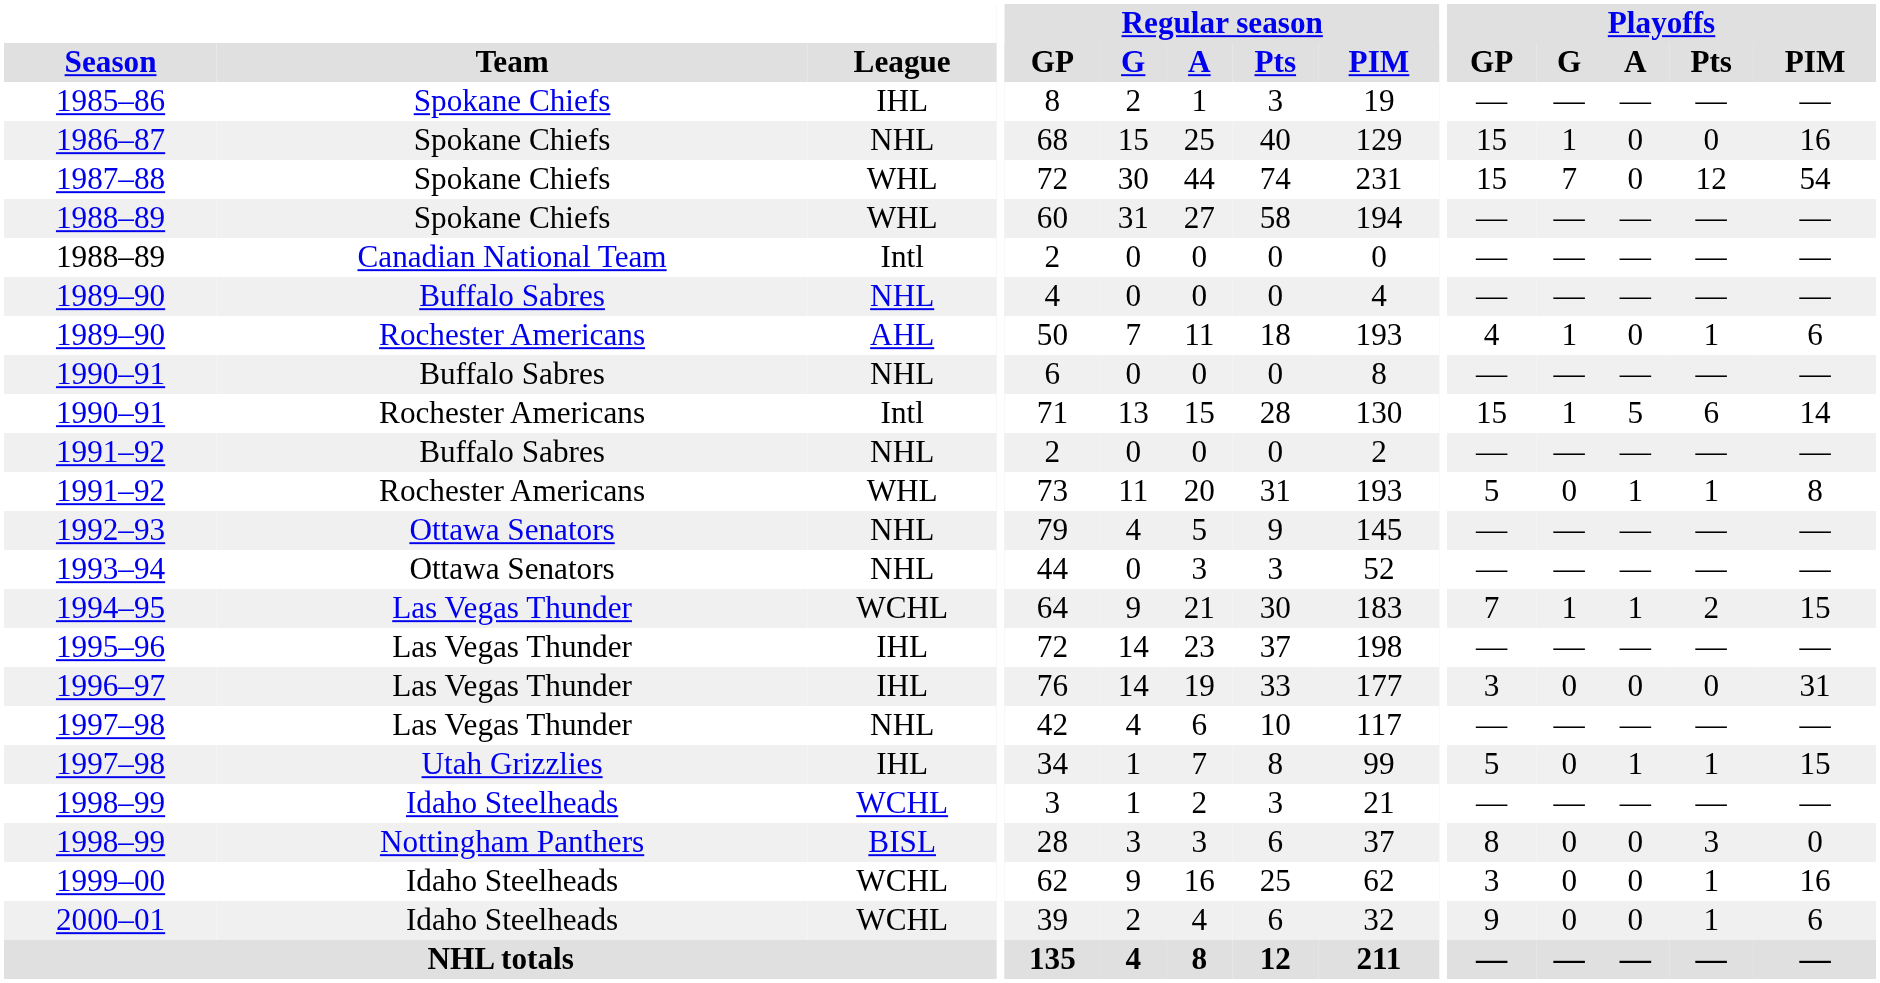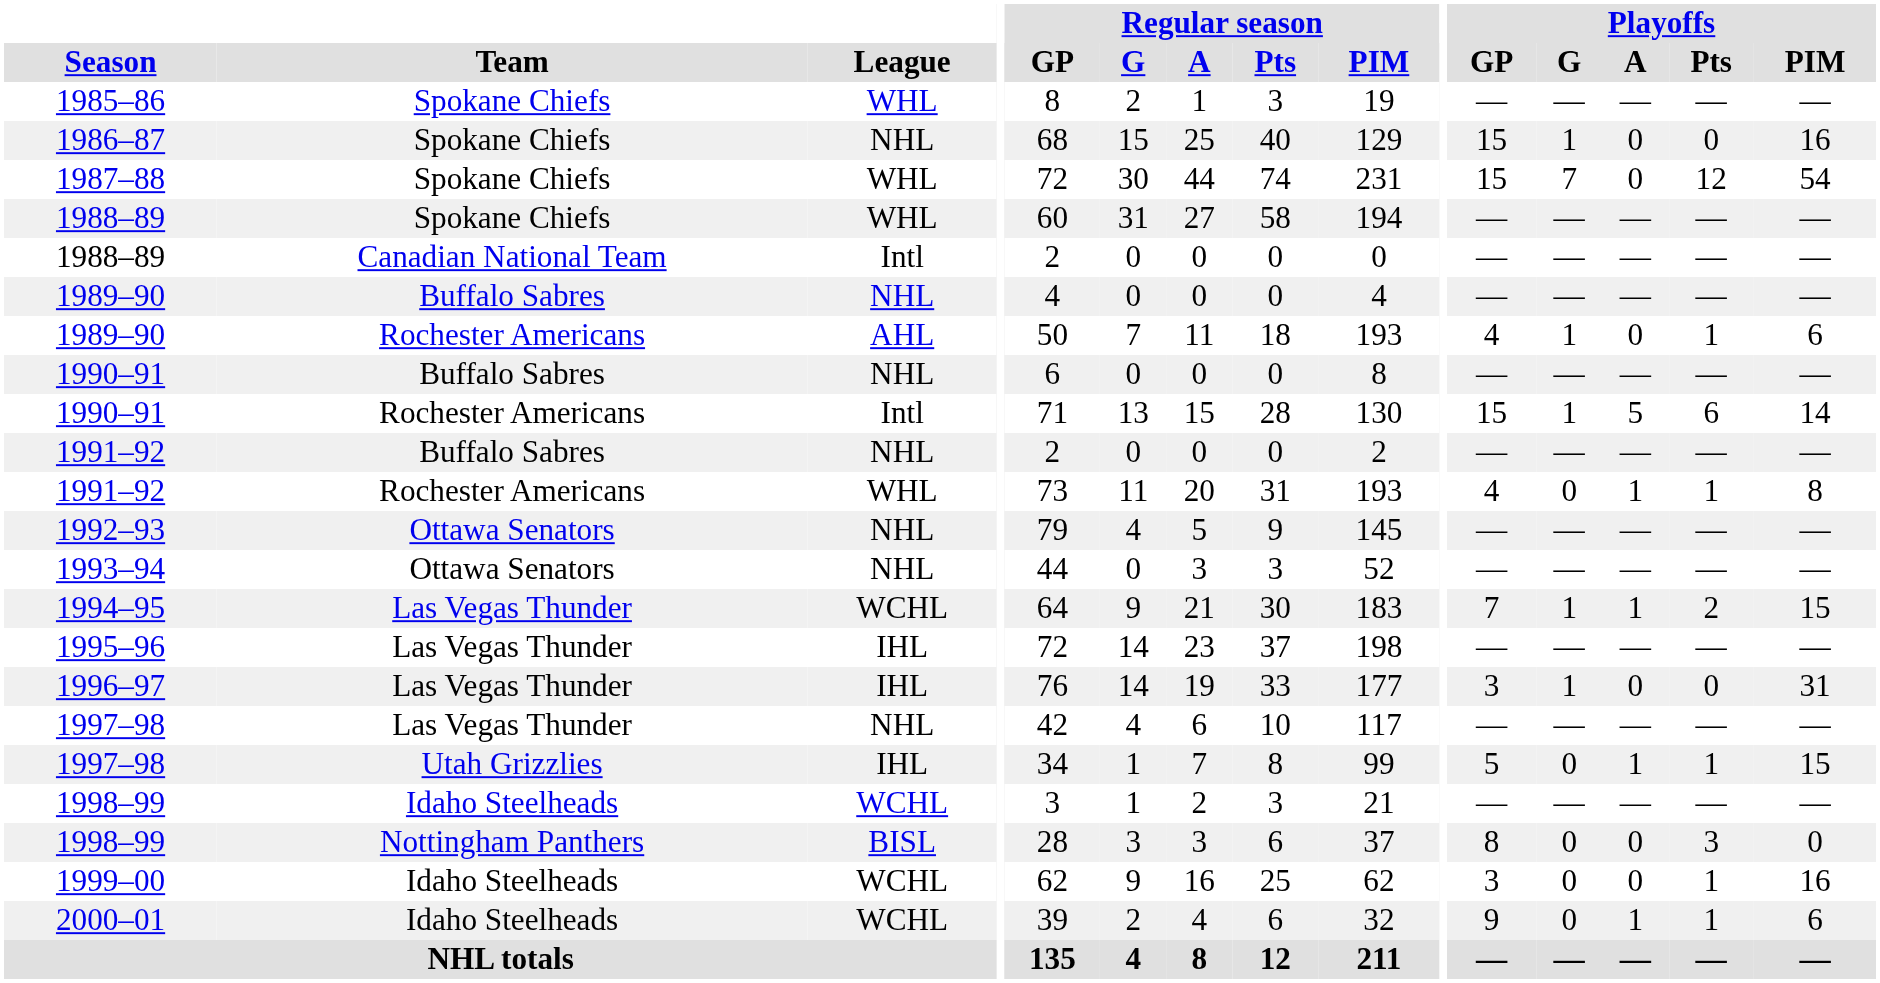(902, 101) IHL -> (902, 101) WHL
(1492, 491) 5 -> (1492, 491) 4
(1569, 686) 0 -> (1569, 686) 1
(1635, 920) 0 -> (1635, 920) 1
